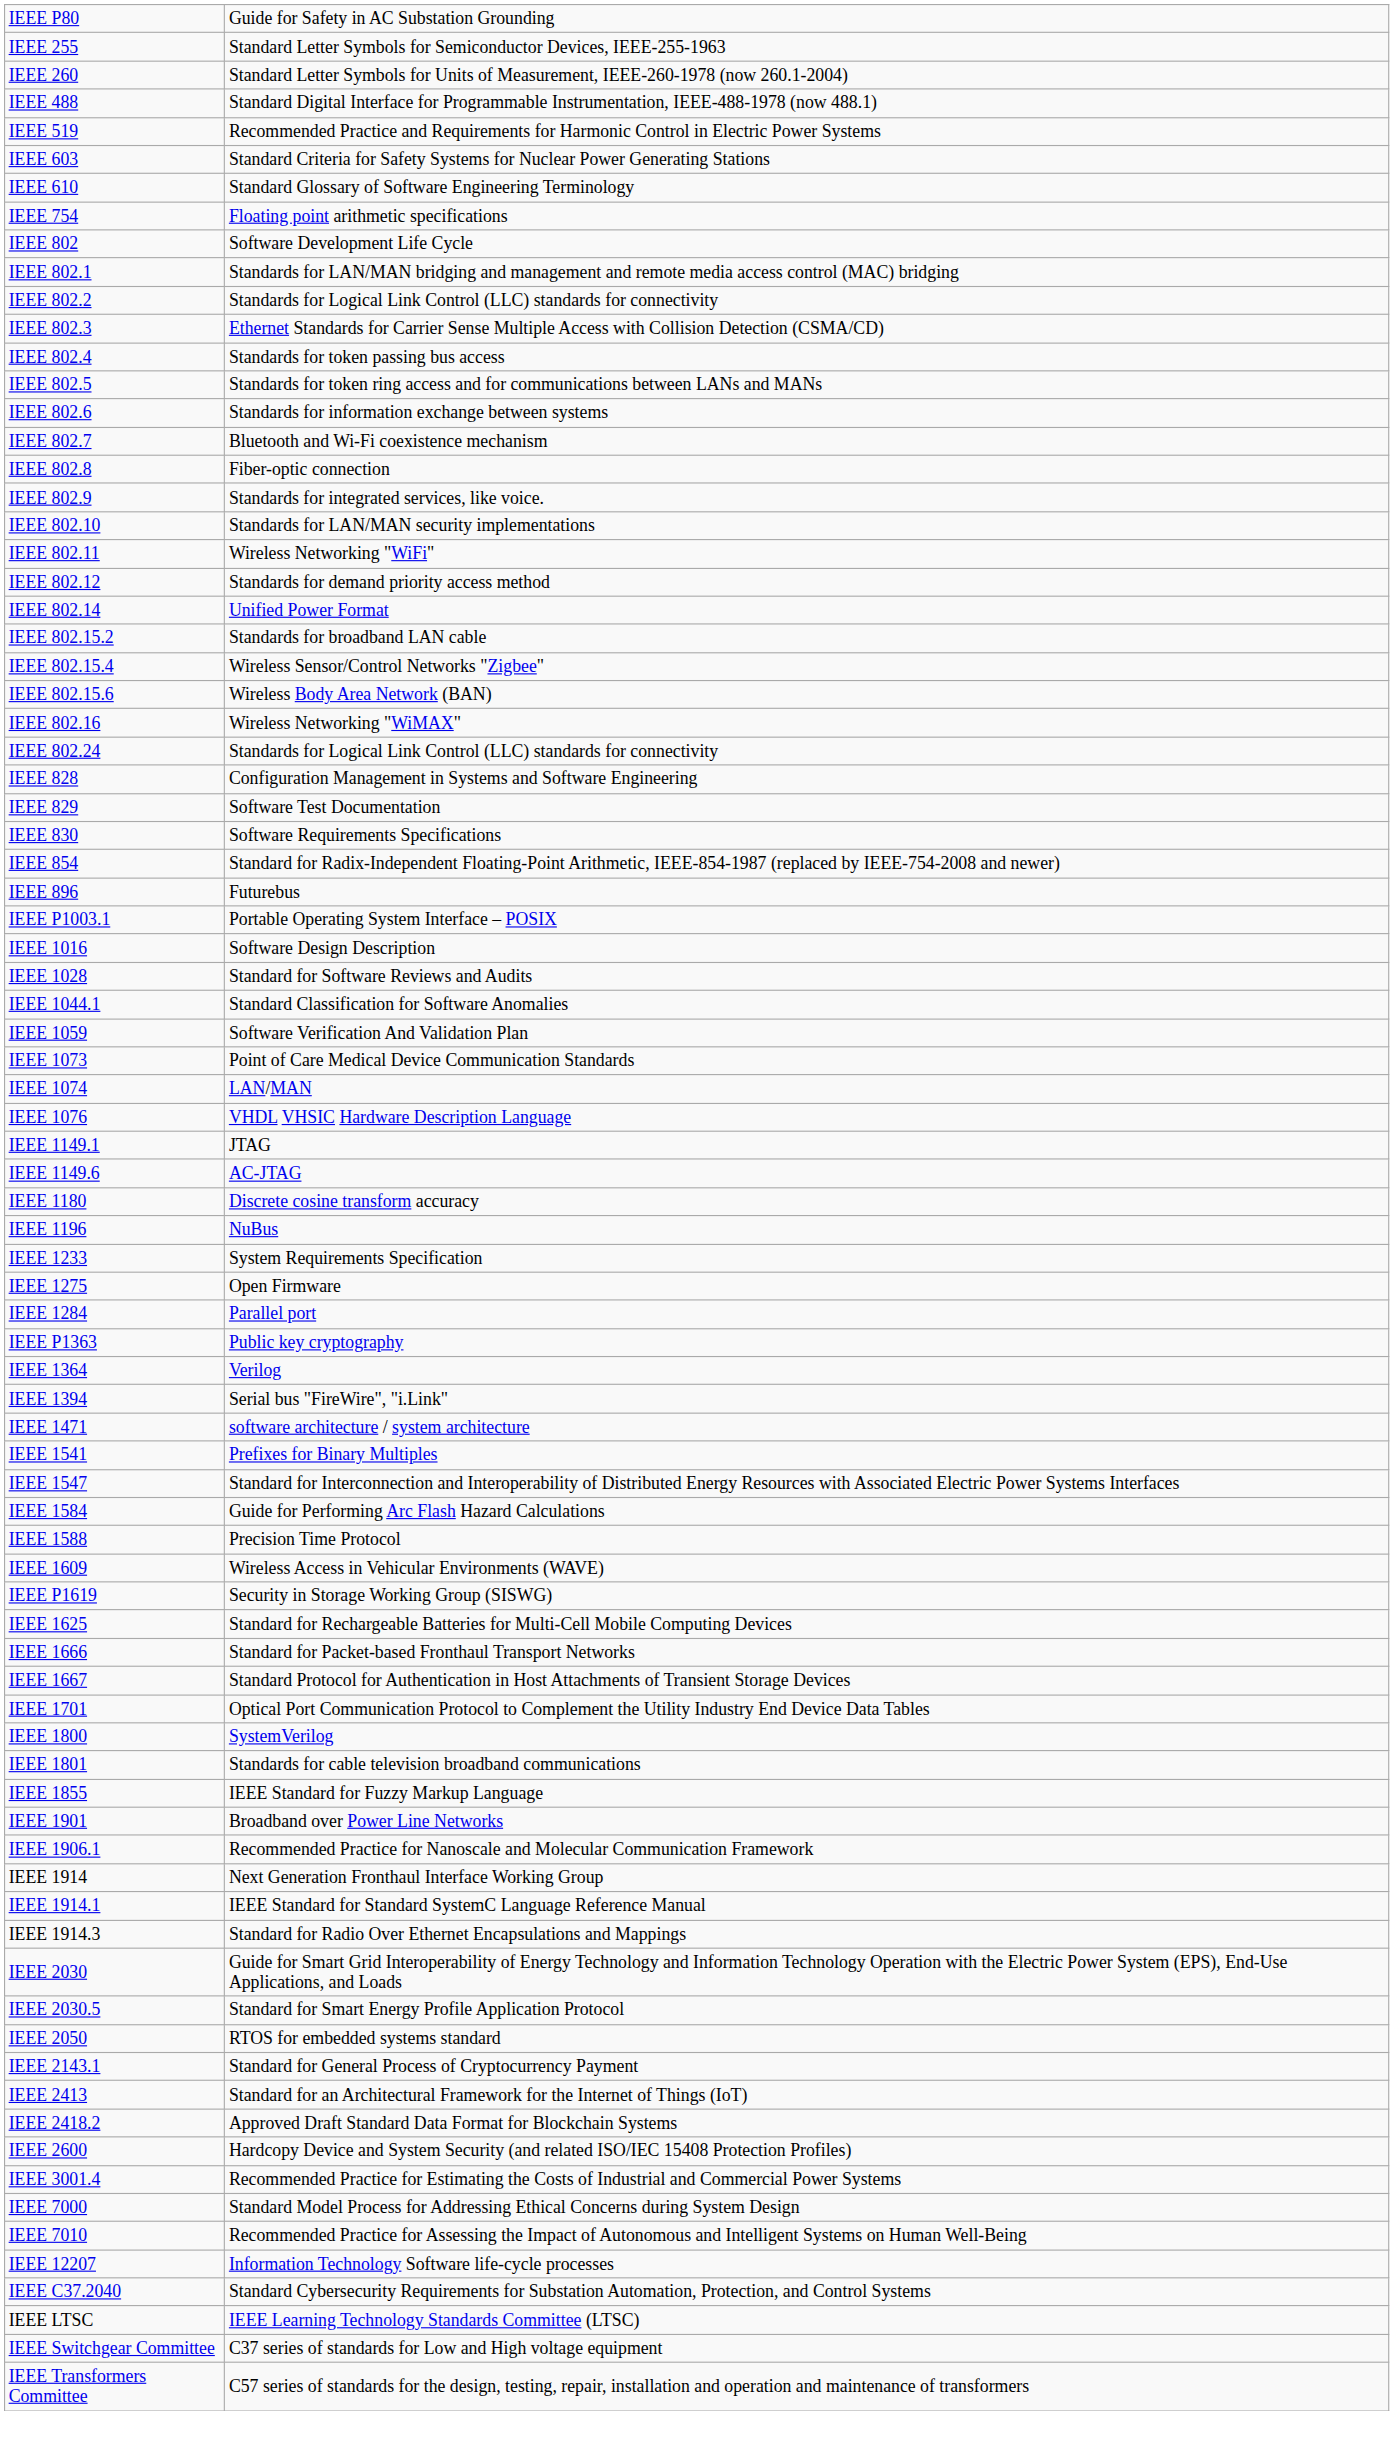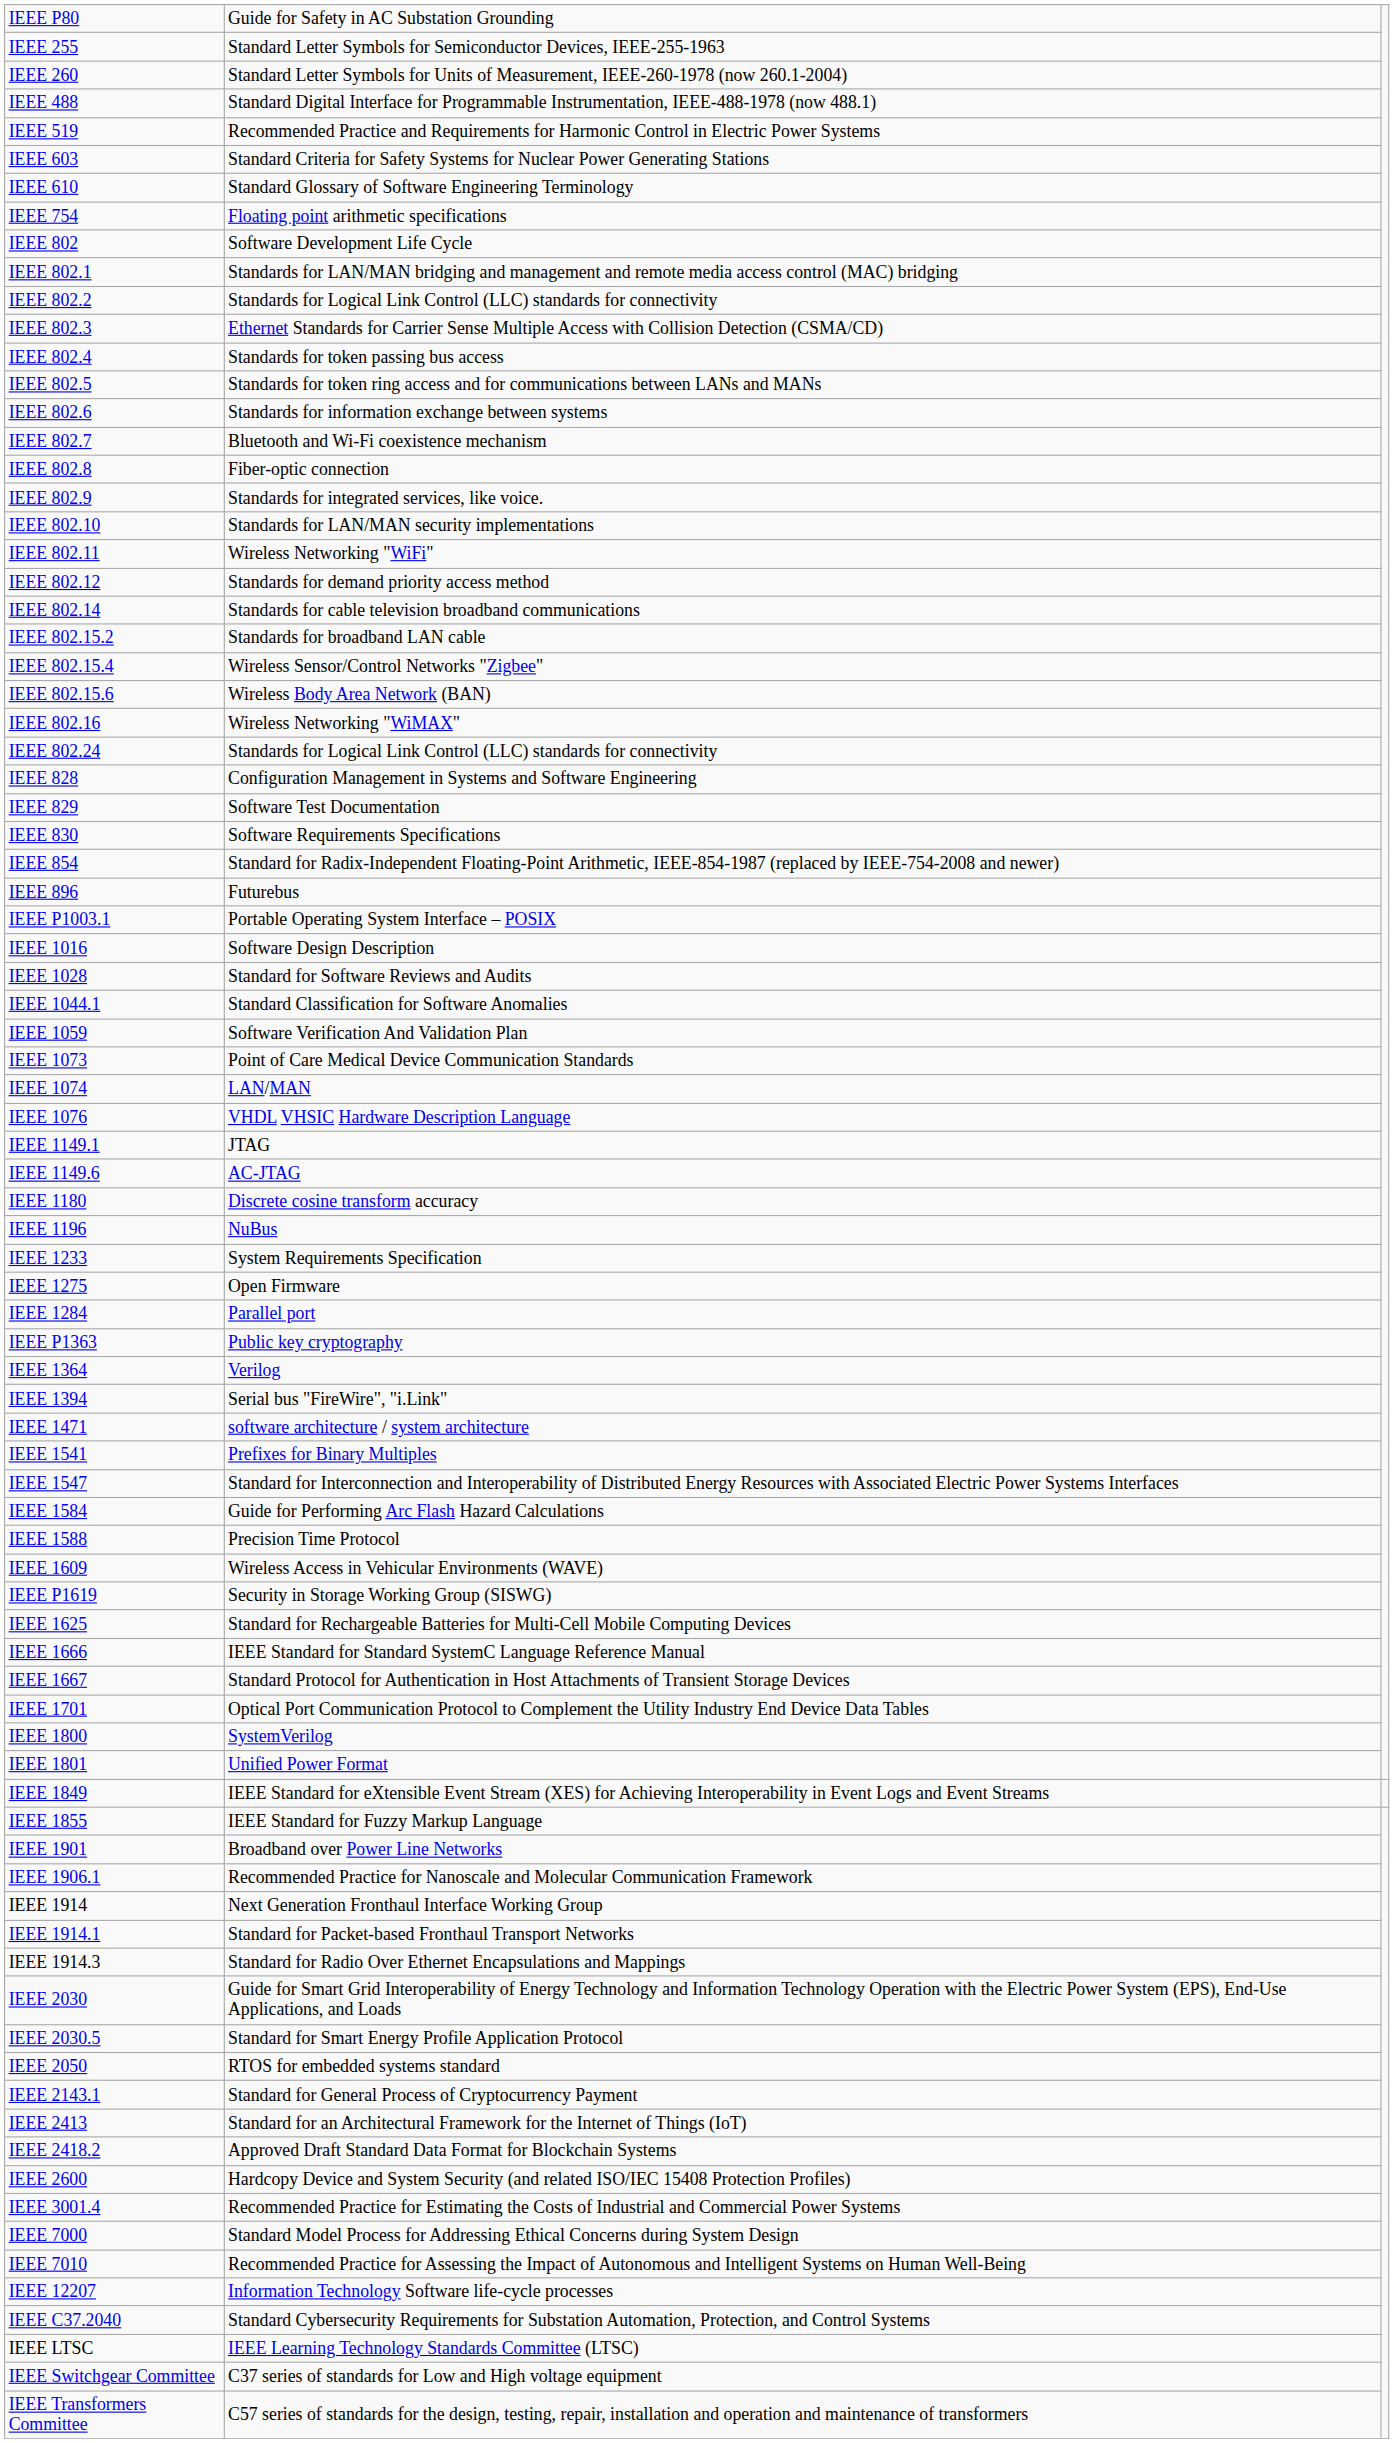(309, 610) Unified Power Format -> (434, 610) Standards for cable television broadband communications
(432, 1652) Standard for Packet-based Fronthaul Transport Networks -> (466, 1652) IEEE Standard for Standard SystemC Language Reference Manual
(435, 1764) Standards for cable television broadband communications -> (308, 1764) Unified Power Format
+ row: (48, 1793)
(467, 1905) IEEE Standard for Standard SystemC Language Reference Manual -> (431, 1933) Standard for Packet-based Fronthaul Transport Networks
